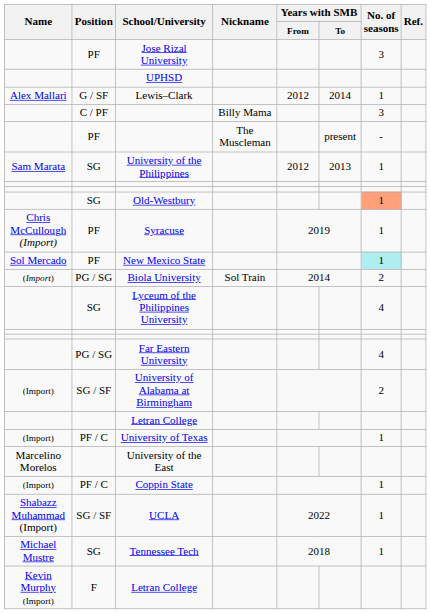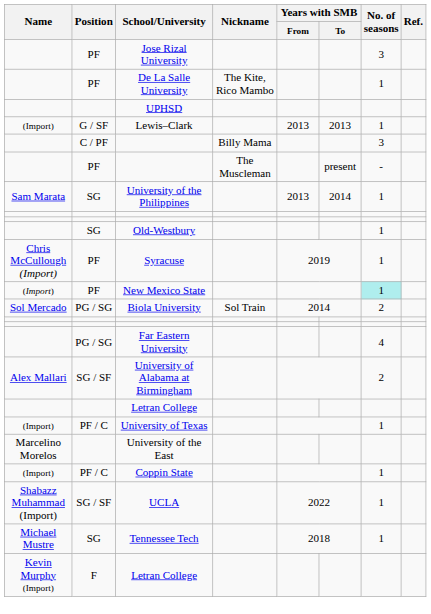+ row: (94, 84)
(38, 95) Alex Mallari -> (38, 126) (Import)
(298, 95) 2012 -> (298, 125) 2013
(340, 95) 2014 -> (340, 125) 2013
(298, 166) 2012 -> (298, 196) 2013
(340, 166) 2013 -> (340, 196) 2014
(381, 200) lightsalmon background -> (381, 230) no background
(38, 260) Sol Mercado -> (38, 291) (Import)
(38, 278) (Import) -> (38, 308) Sol Mercado
- row: (94, 308)
(38, 391) (Import) -> (38, 378) Alex Mallari
